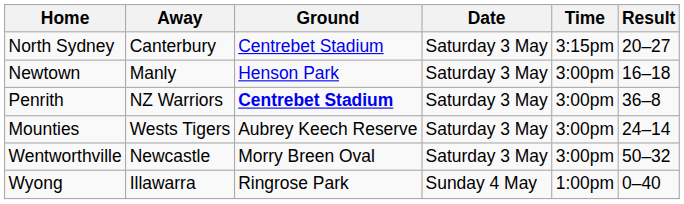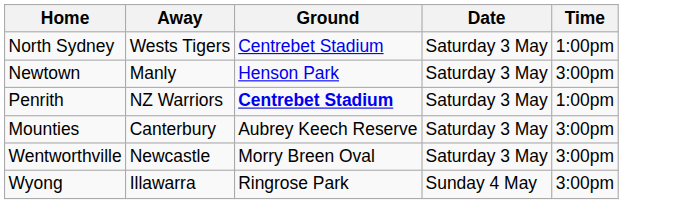- column: (649, 18)
(173, 45) Canterbury -> (180, 45) Wests Tigers
(585, 45) 3:15pm -> (585, 45) 1:00pm
(585, 101) 3:00pm -> (585, 101) 1:00pm
(180, 128) Wests Tigers -> (173, 128) Canterbury
(585, 184) 1:00pm -> (585, 184) 3:00pm
